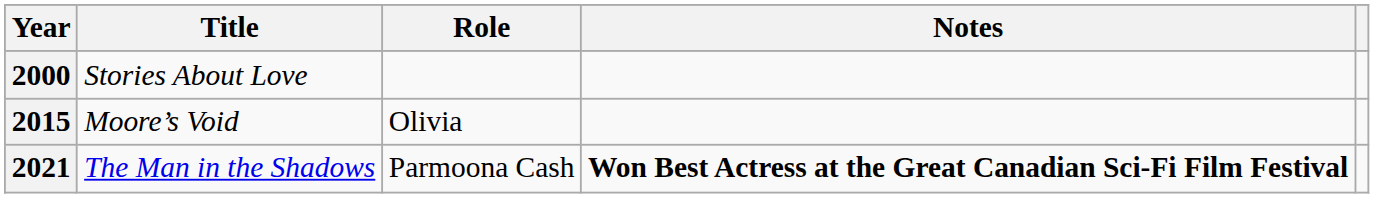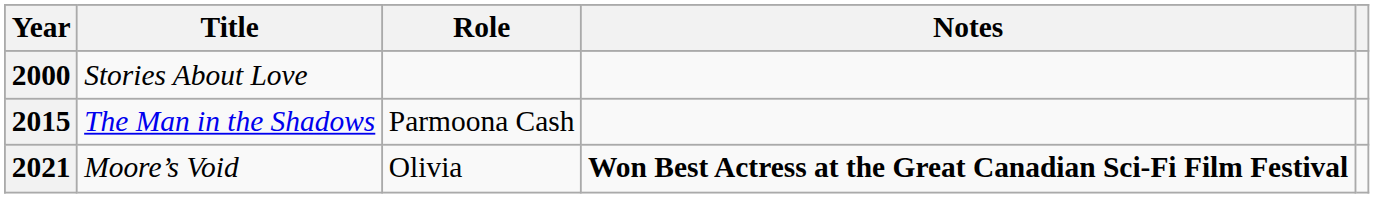(161, 121) Moore’s Void -> (230, 121) The Man in the Shadows
(426, 121) Olivia -> (482, 121) Parmoona Cash
(230, 167) The Man in the Shadows -> (161, 167) Moore’s Void
(482, 167) Parmoona Cash -> (426, 167) Olivia
